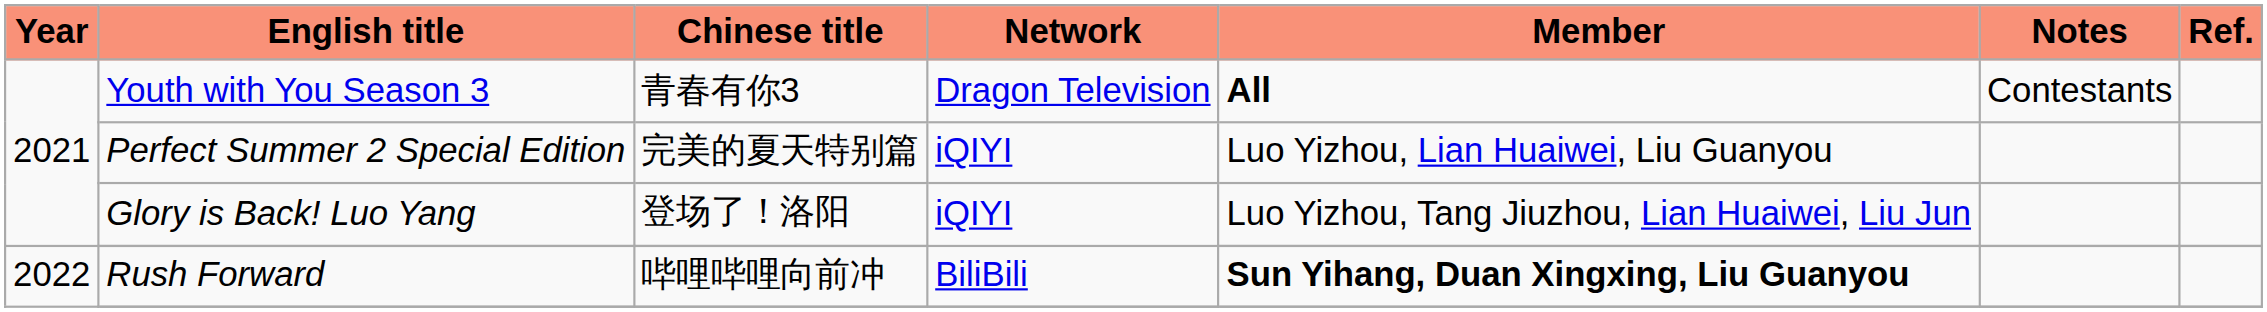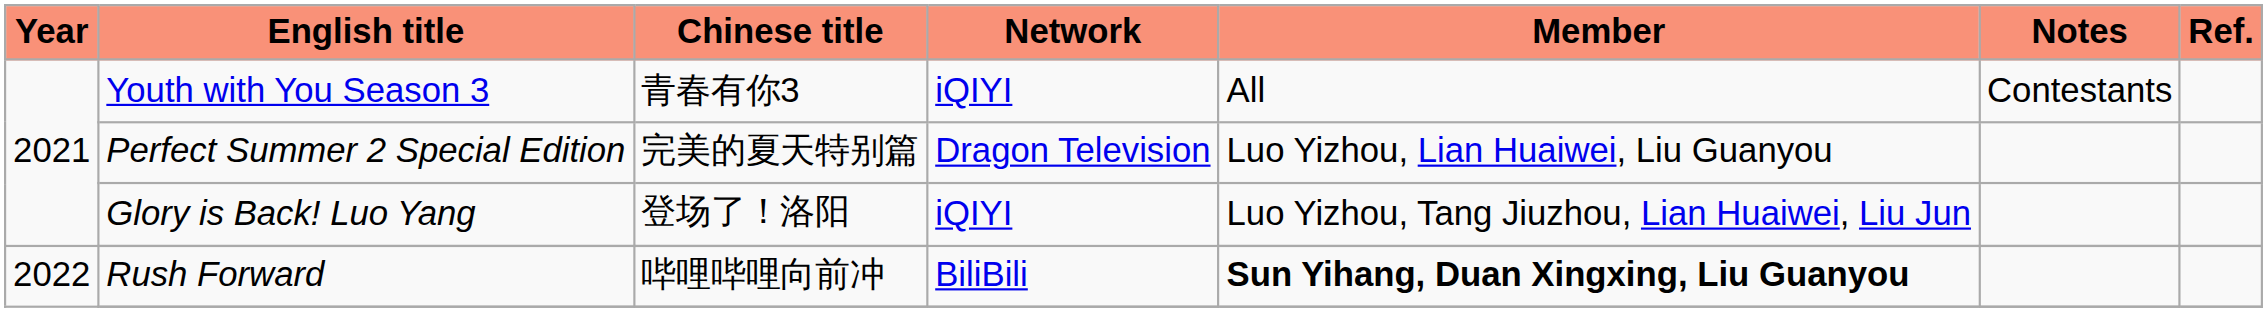(1073, 90) Dragon Television -> (974, 90) iQIYI
(1249, 90) bold -> (1246, 90) normal
(974, 151) iQIYI -> (1073, 151) Dragon Television
